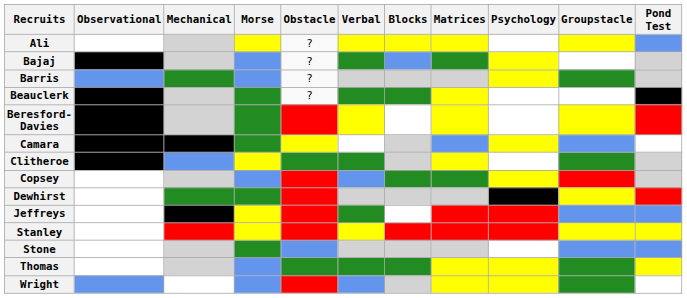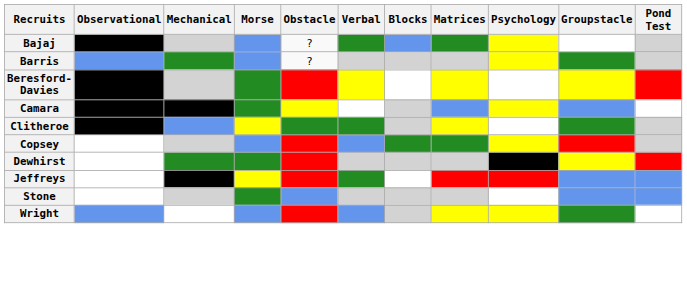- row: (39, 43)
- row: (39, 96)
- row: (39, 232)
- row: (39, 267)
